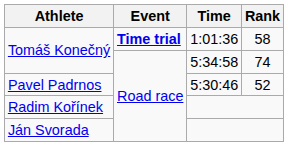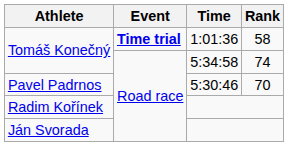(263, 85) 52 -> (263, 85) 70
